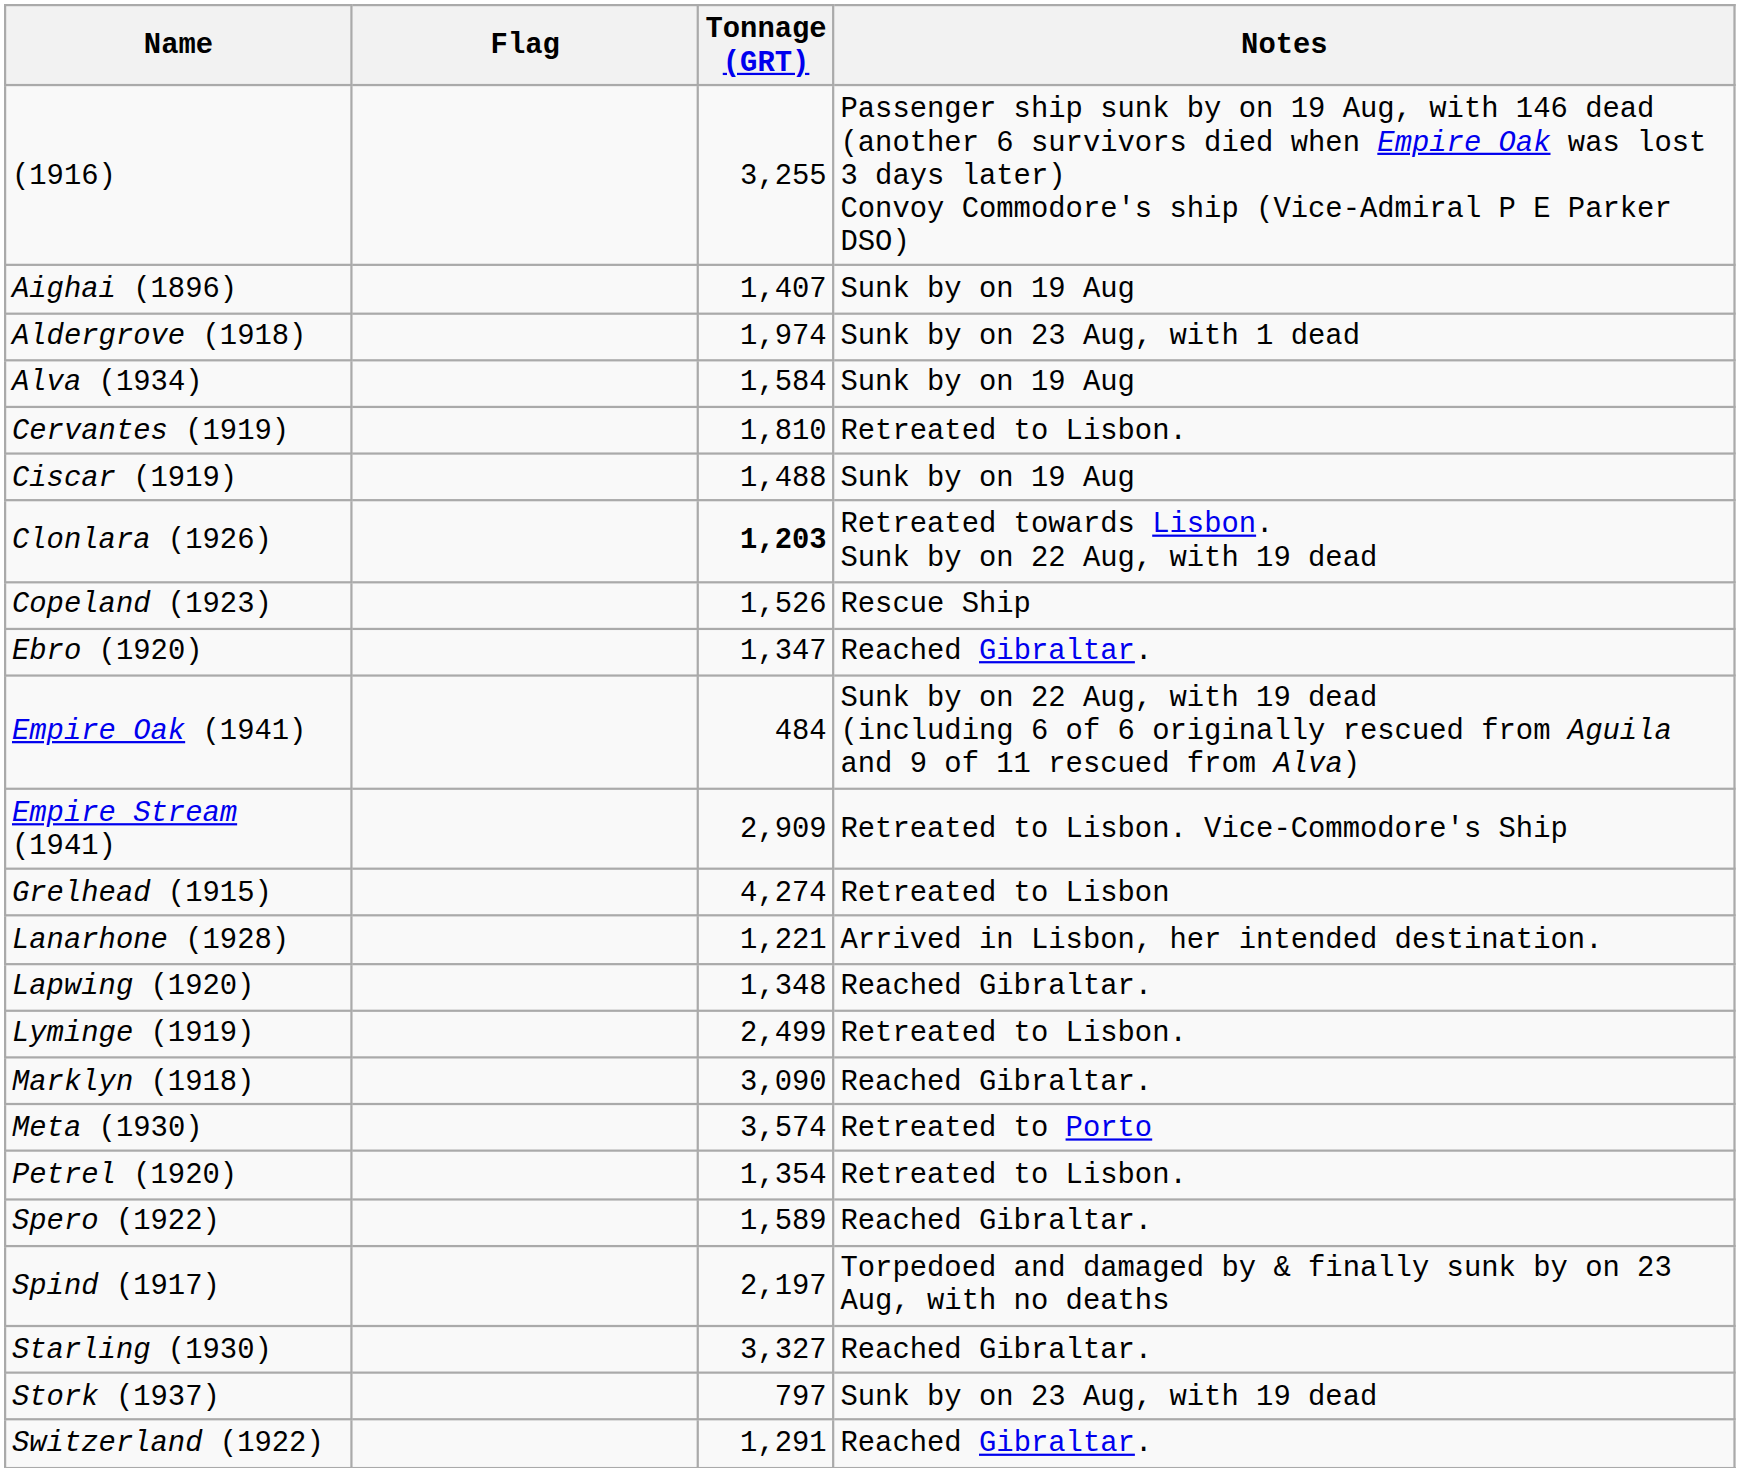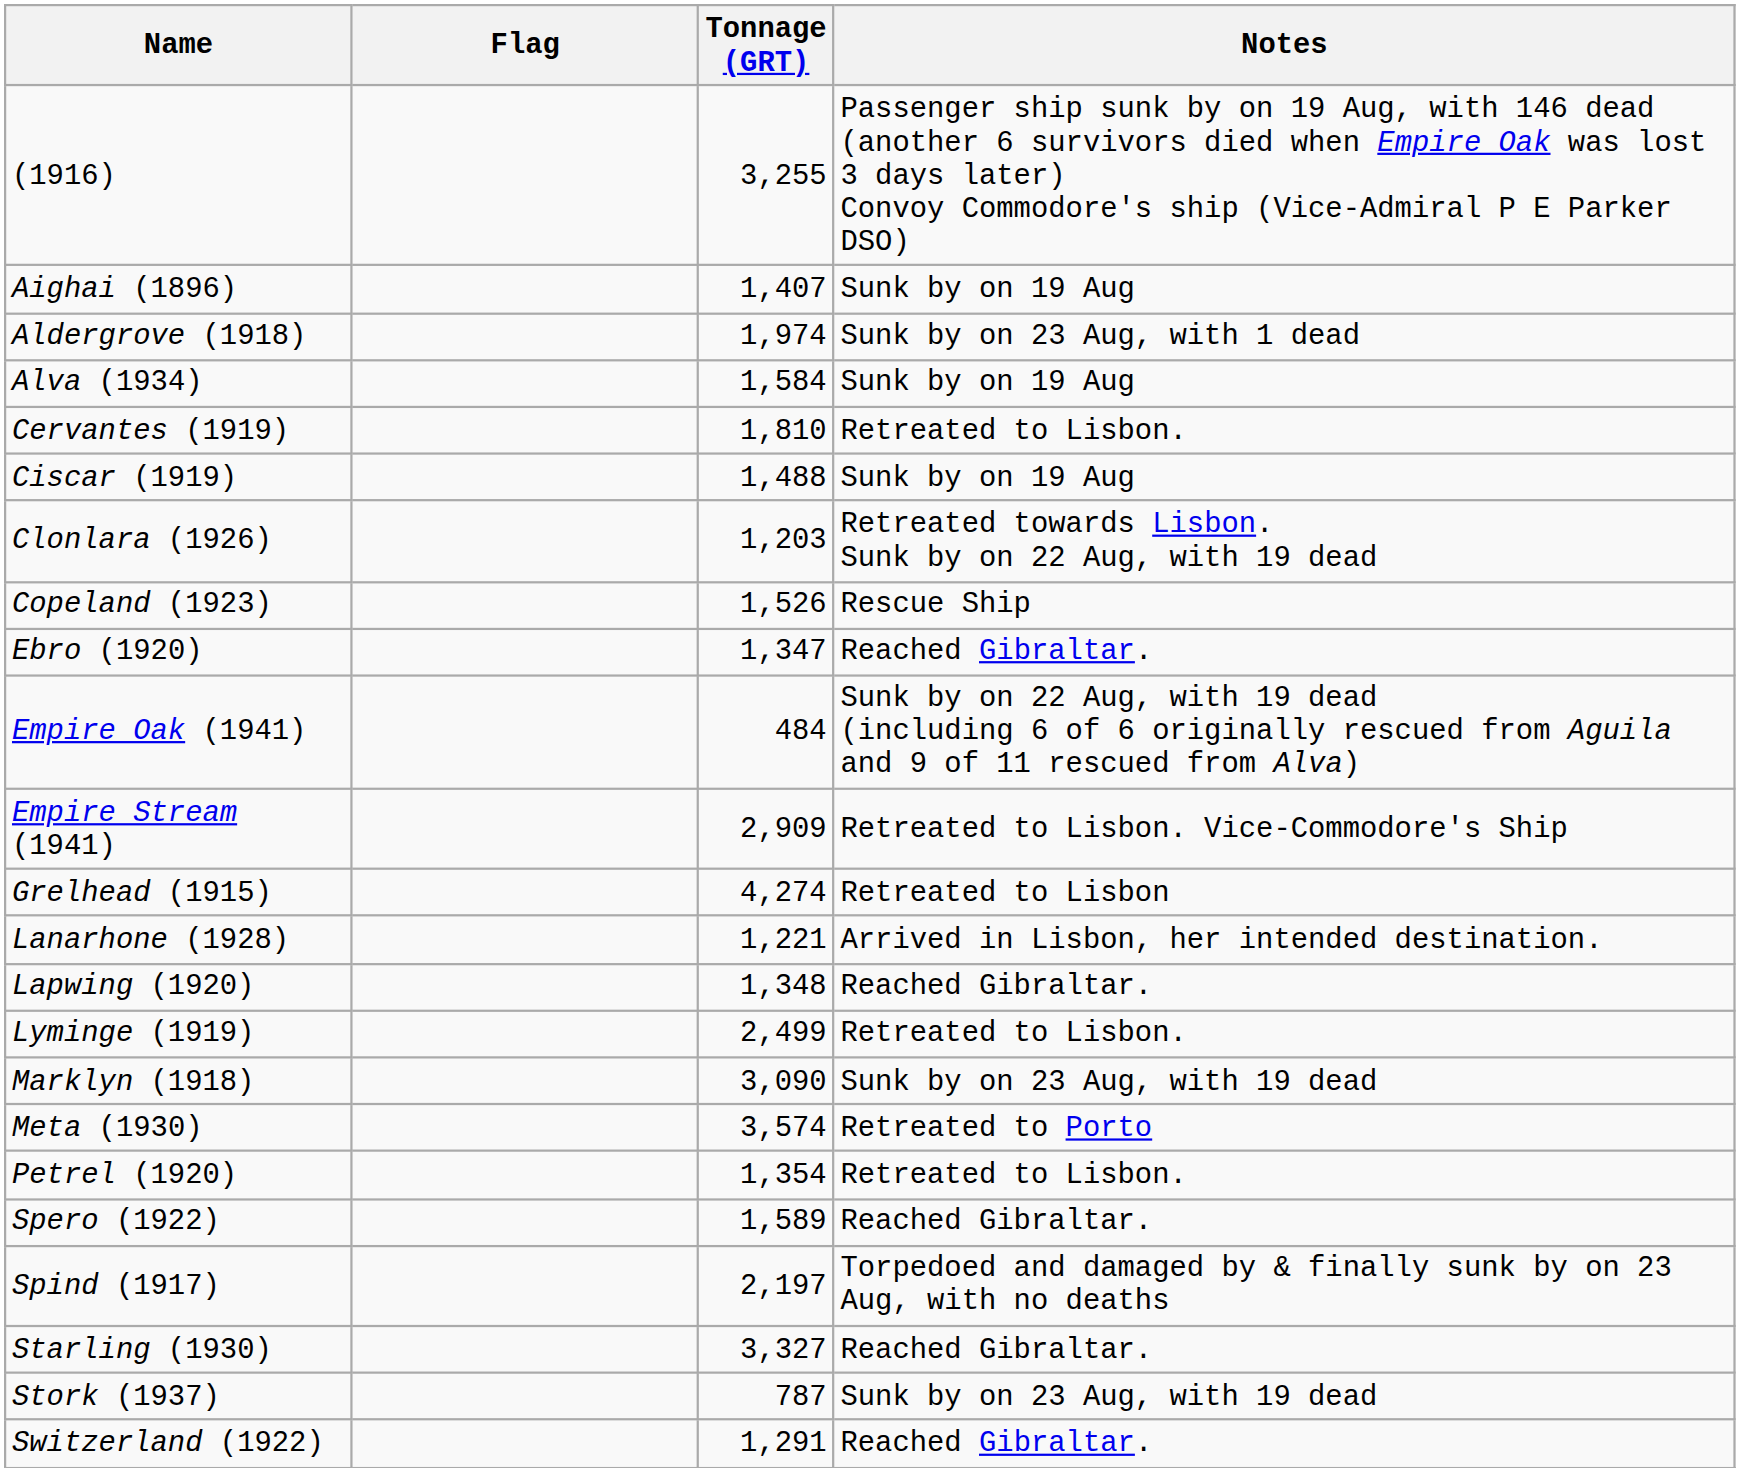(783, 541) bold -> (783, 541) normal
(996, 1081) Reached Gibraltar. -> (1109, 1081) Sunk by on 23 Aug, with 19 dead
(801, 1396) 797 -> (801, 1396) 787
